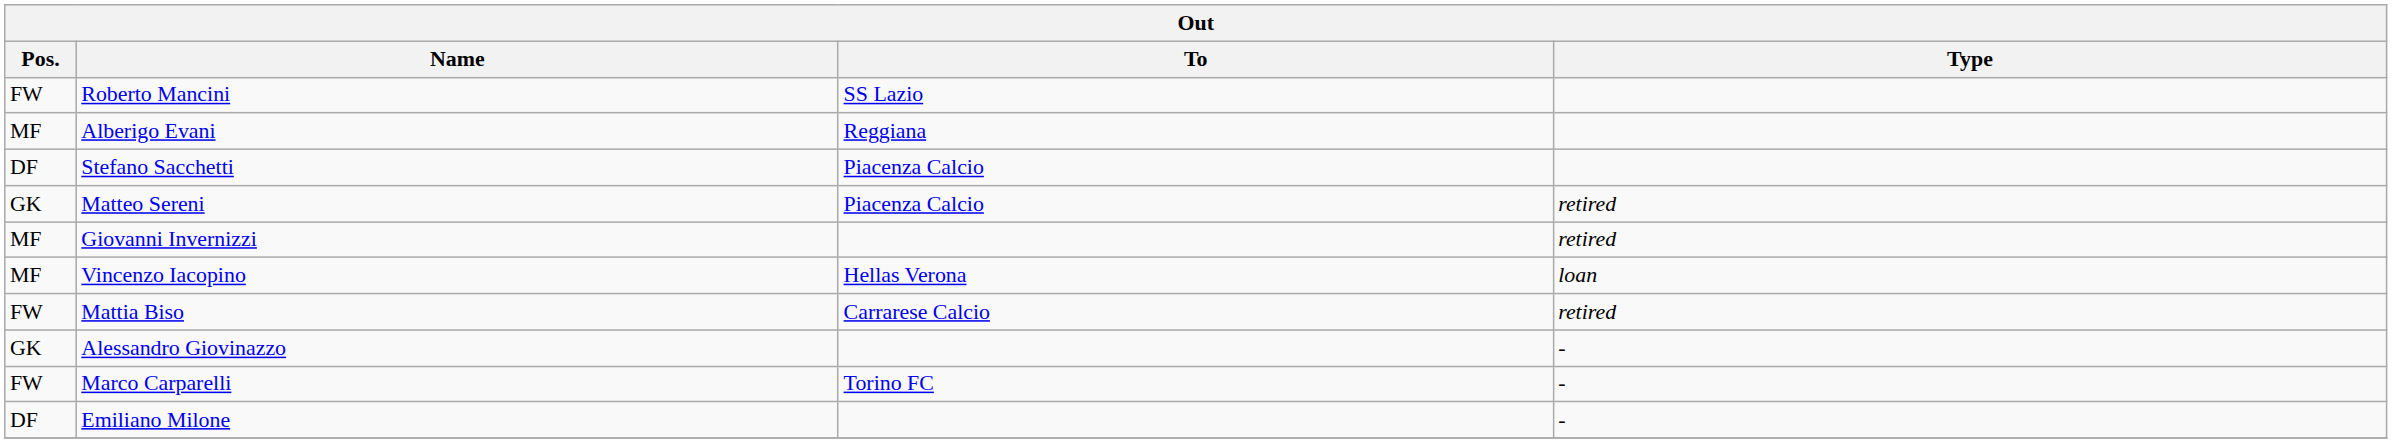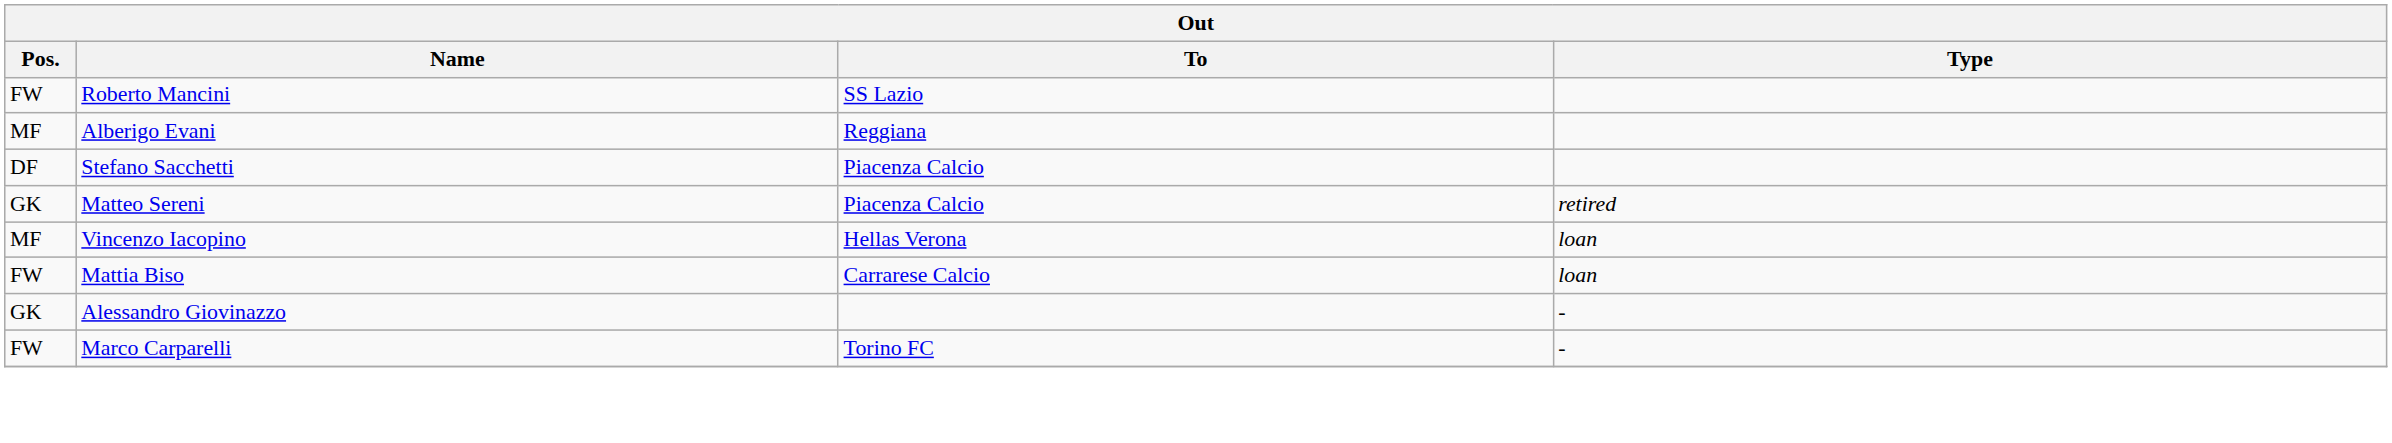- row: (169, 239)
(1587, 311) retired -> (1578, 275) loan
- row: (156, 420)
